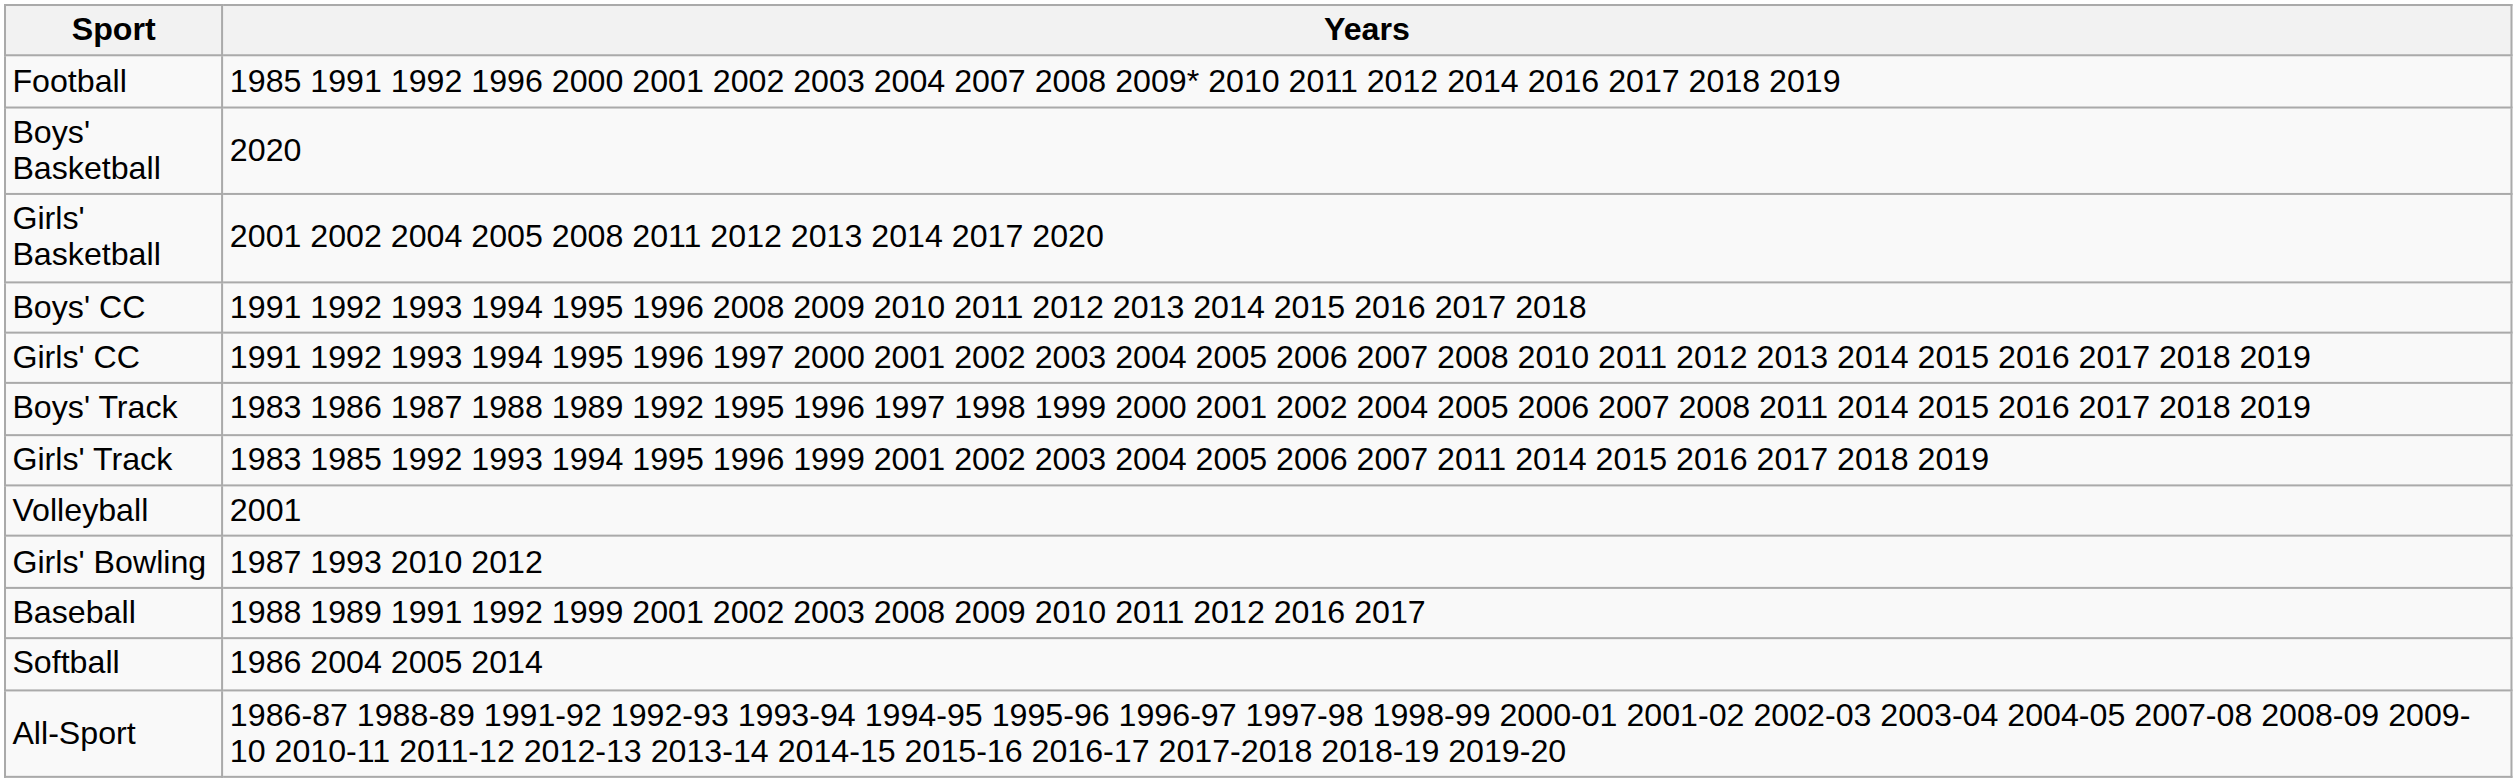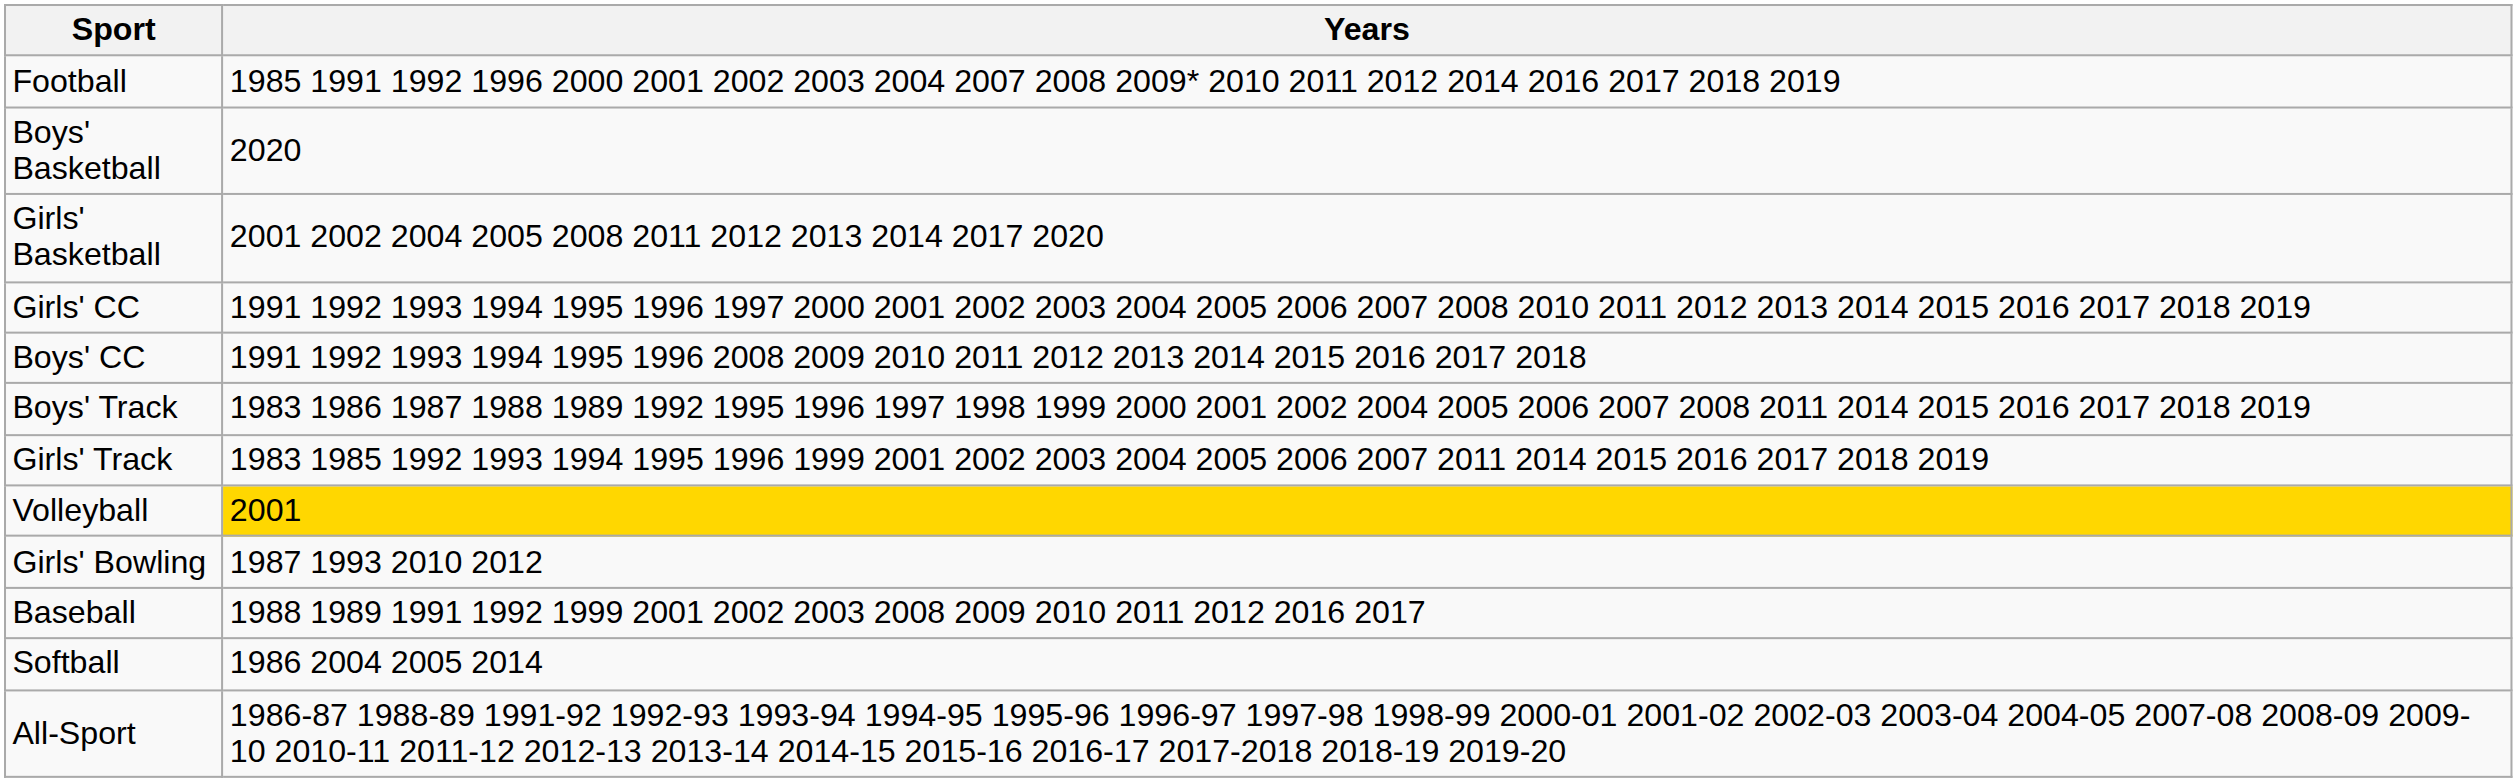rows swapped: (79, 306) <-> (76, 357)
(266, 510) no background -> (266, 510) gold background
